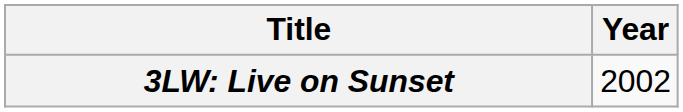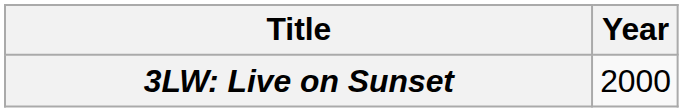(636, 80) 2002 -> (636, 80) 2000
